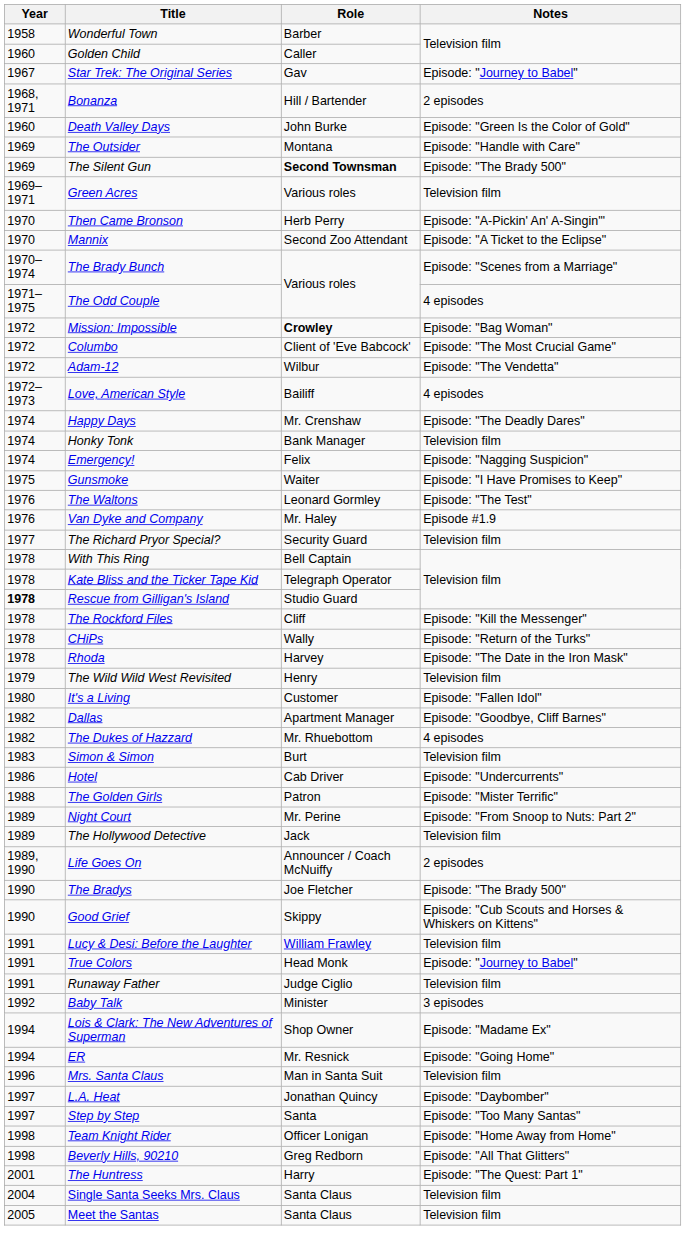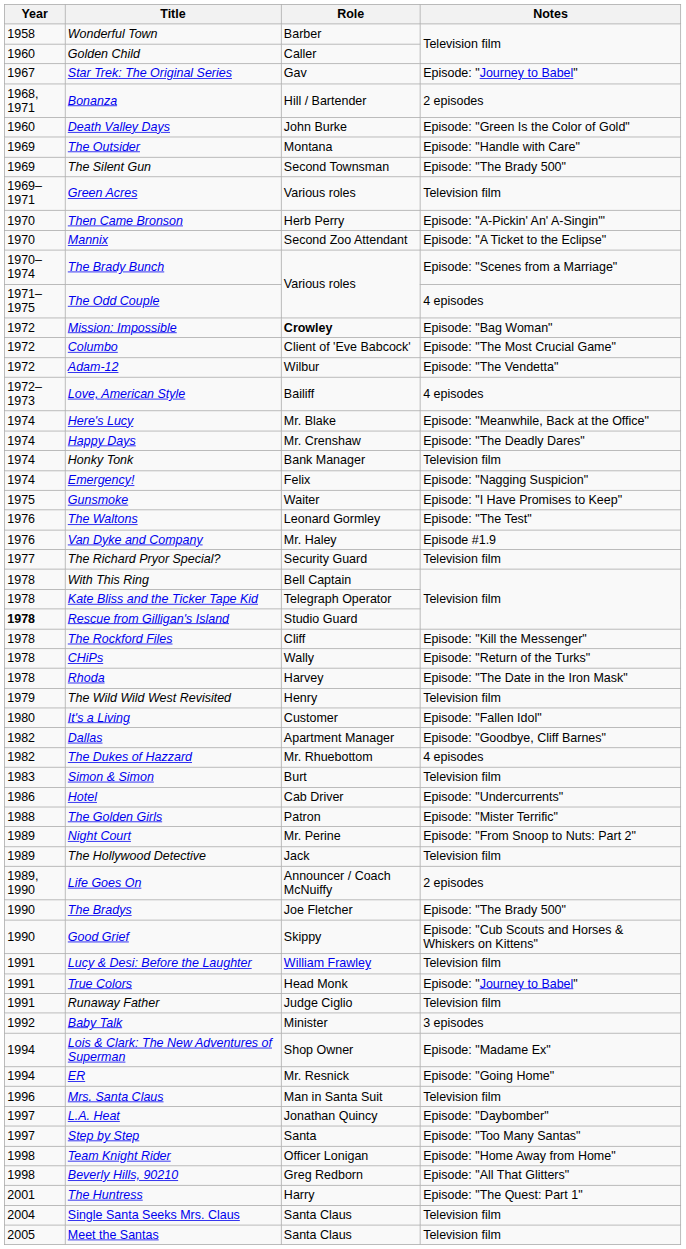(340, 166) bold -> (336, 166) normal
+ row: (101, 421)
